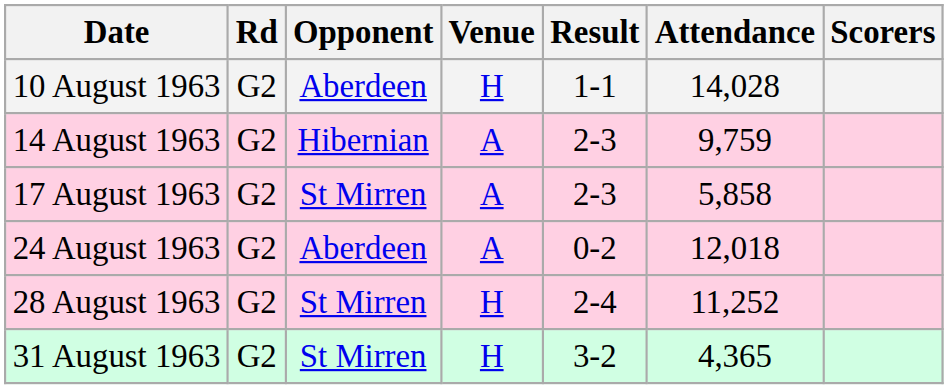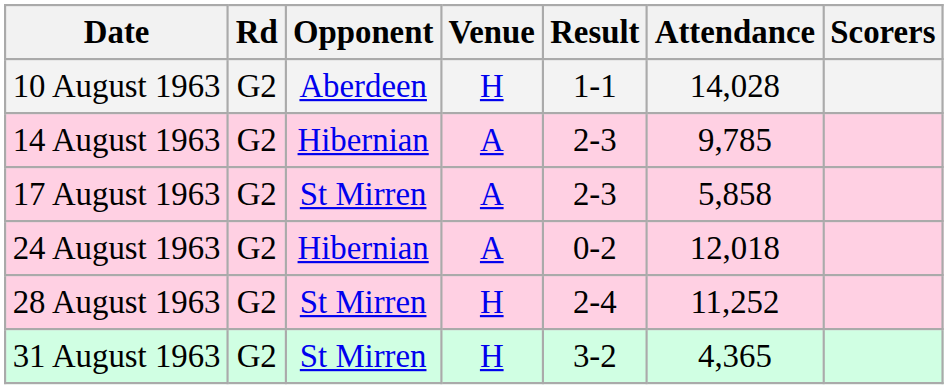(735, 140) 9,759 -> (735, 140) 9,785
(363, 248) Aberdeen -> (363, 248) Hibernian
